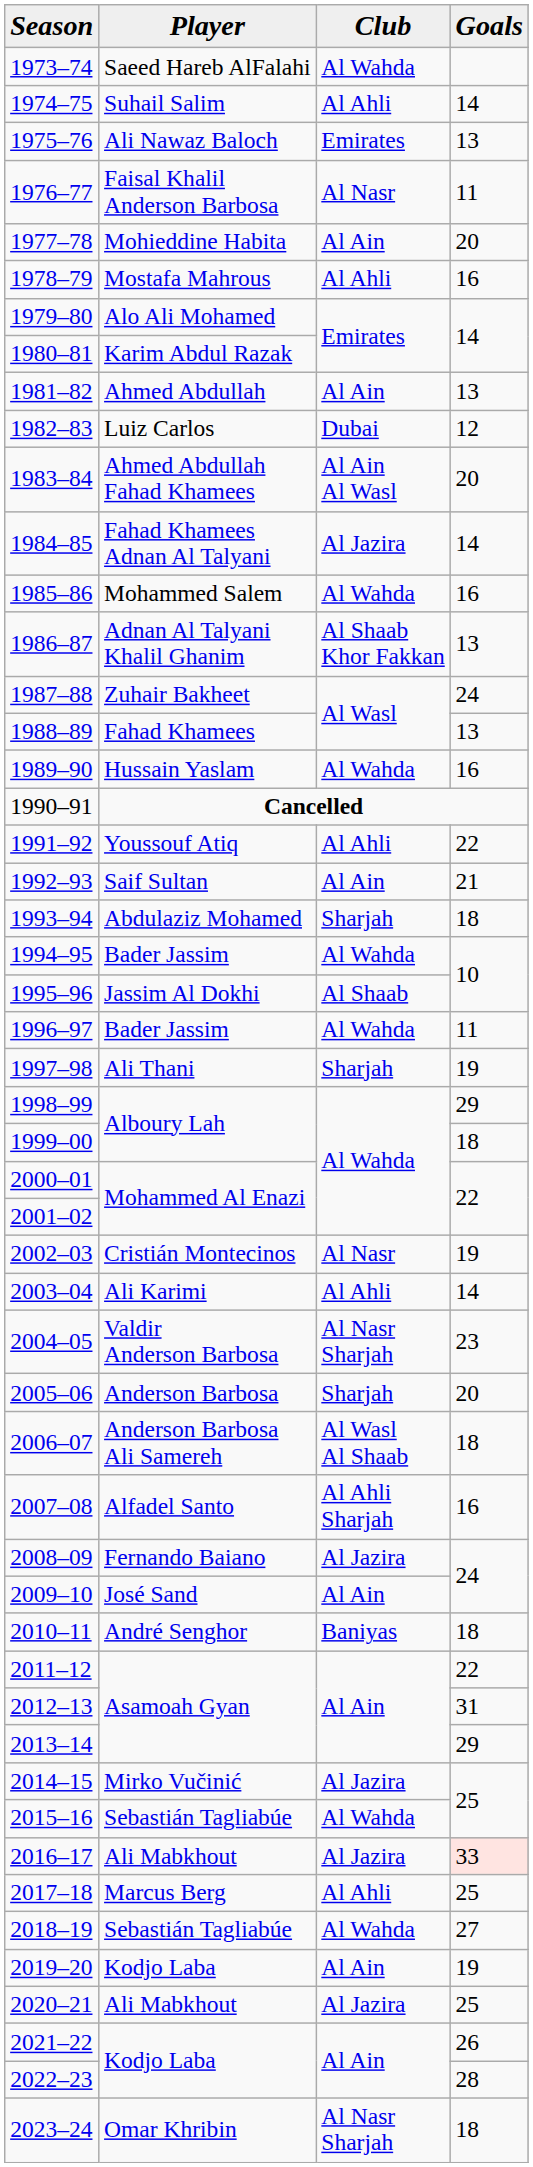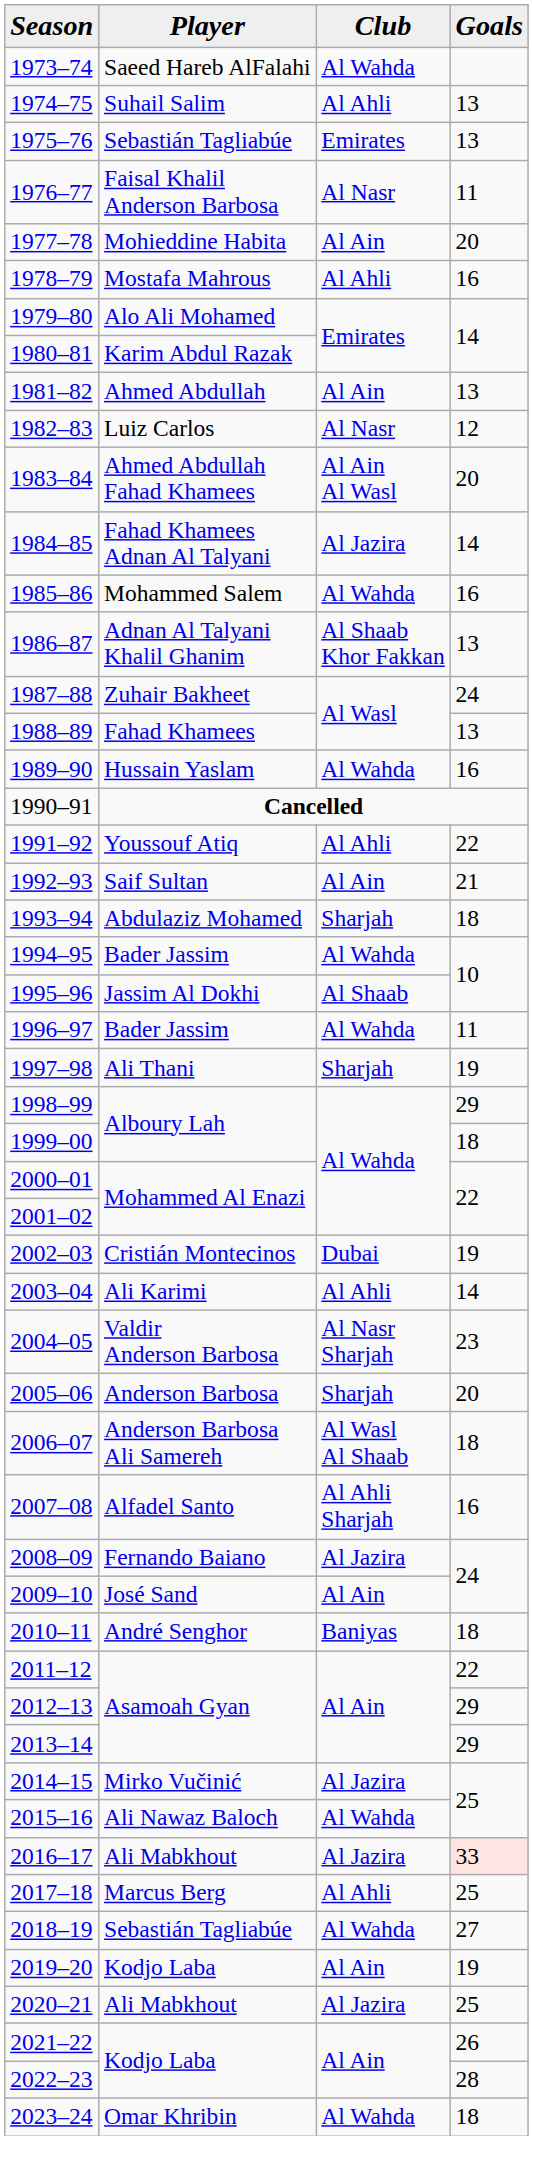(467, 103) 14 -> (467, 103) 13
(191, 140) Ali Nawaz Baloch -> (198, 140) Sebastián Tagliabúe
(350, 428) Dubai -> (358, 428) Al Nasr
(358, 1253) Al Nasr -> (350, 1253) Dubai
(467, 1706) 31 -> (467, 1706) 29
(198, 1818) Sebastián Tagliabúe -> (191, 1818) Ali Nawaz Baloch
(358, 2129) Al Nasr Sharjah -> (368, 2116) Al Wahda
